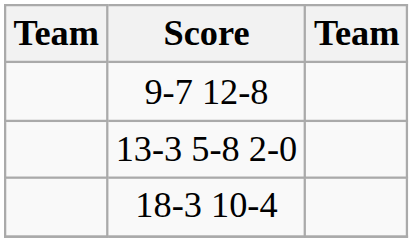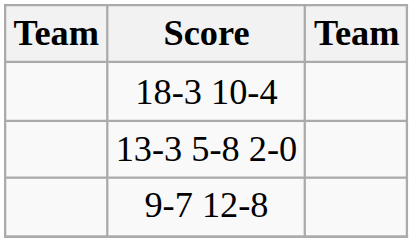rows swapped: (206, 90) <-> (206, 206)
